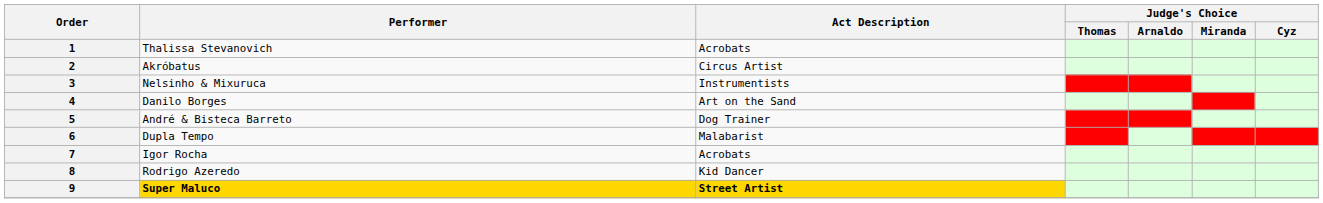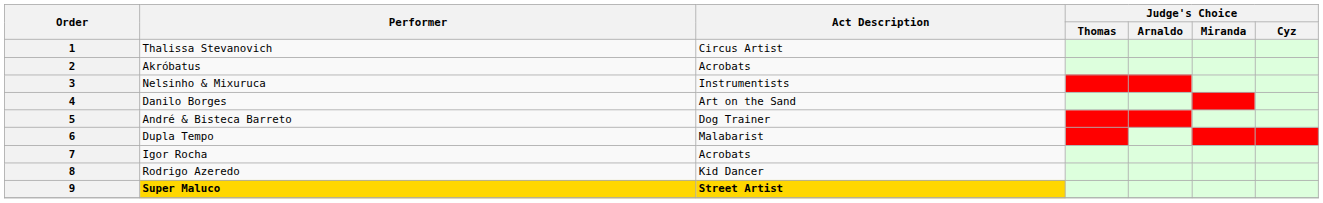(725, 48) Acrobats -> (741, 48) Circus Artist
(741, 66) Circus Artist -> (725, 66) Acrobats
